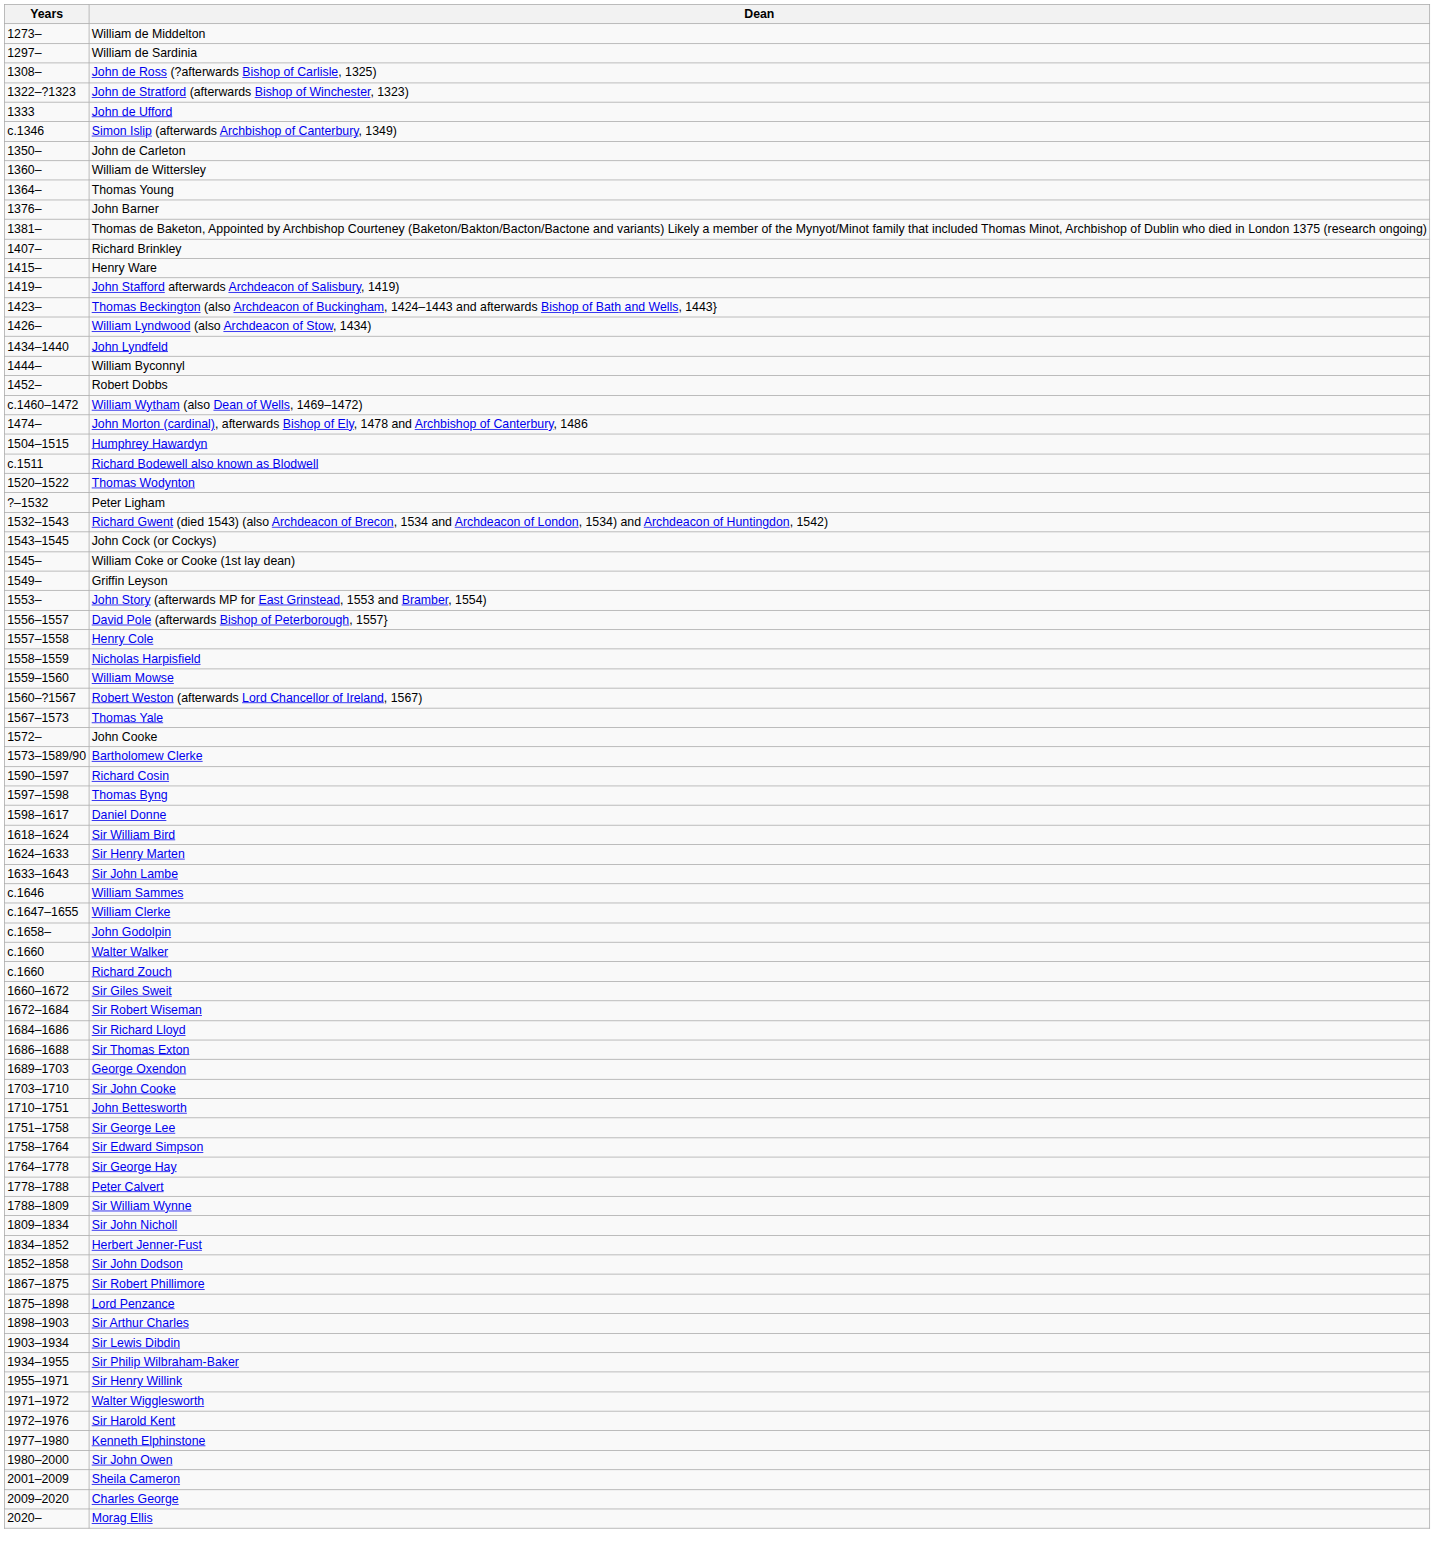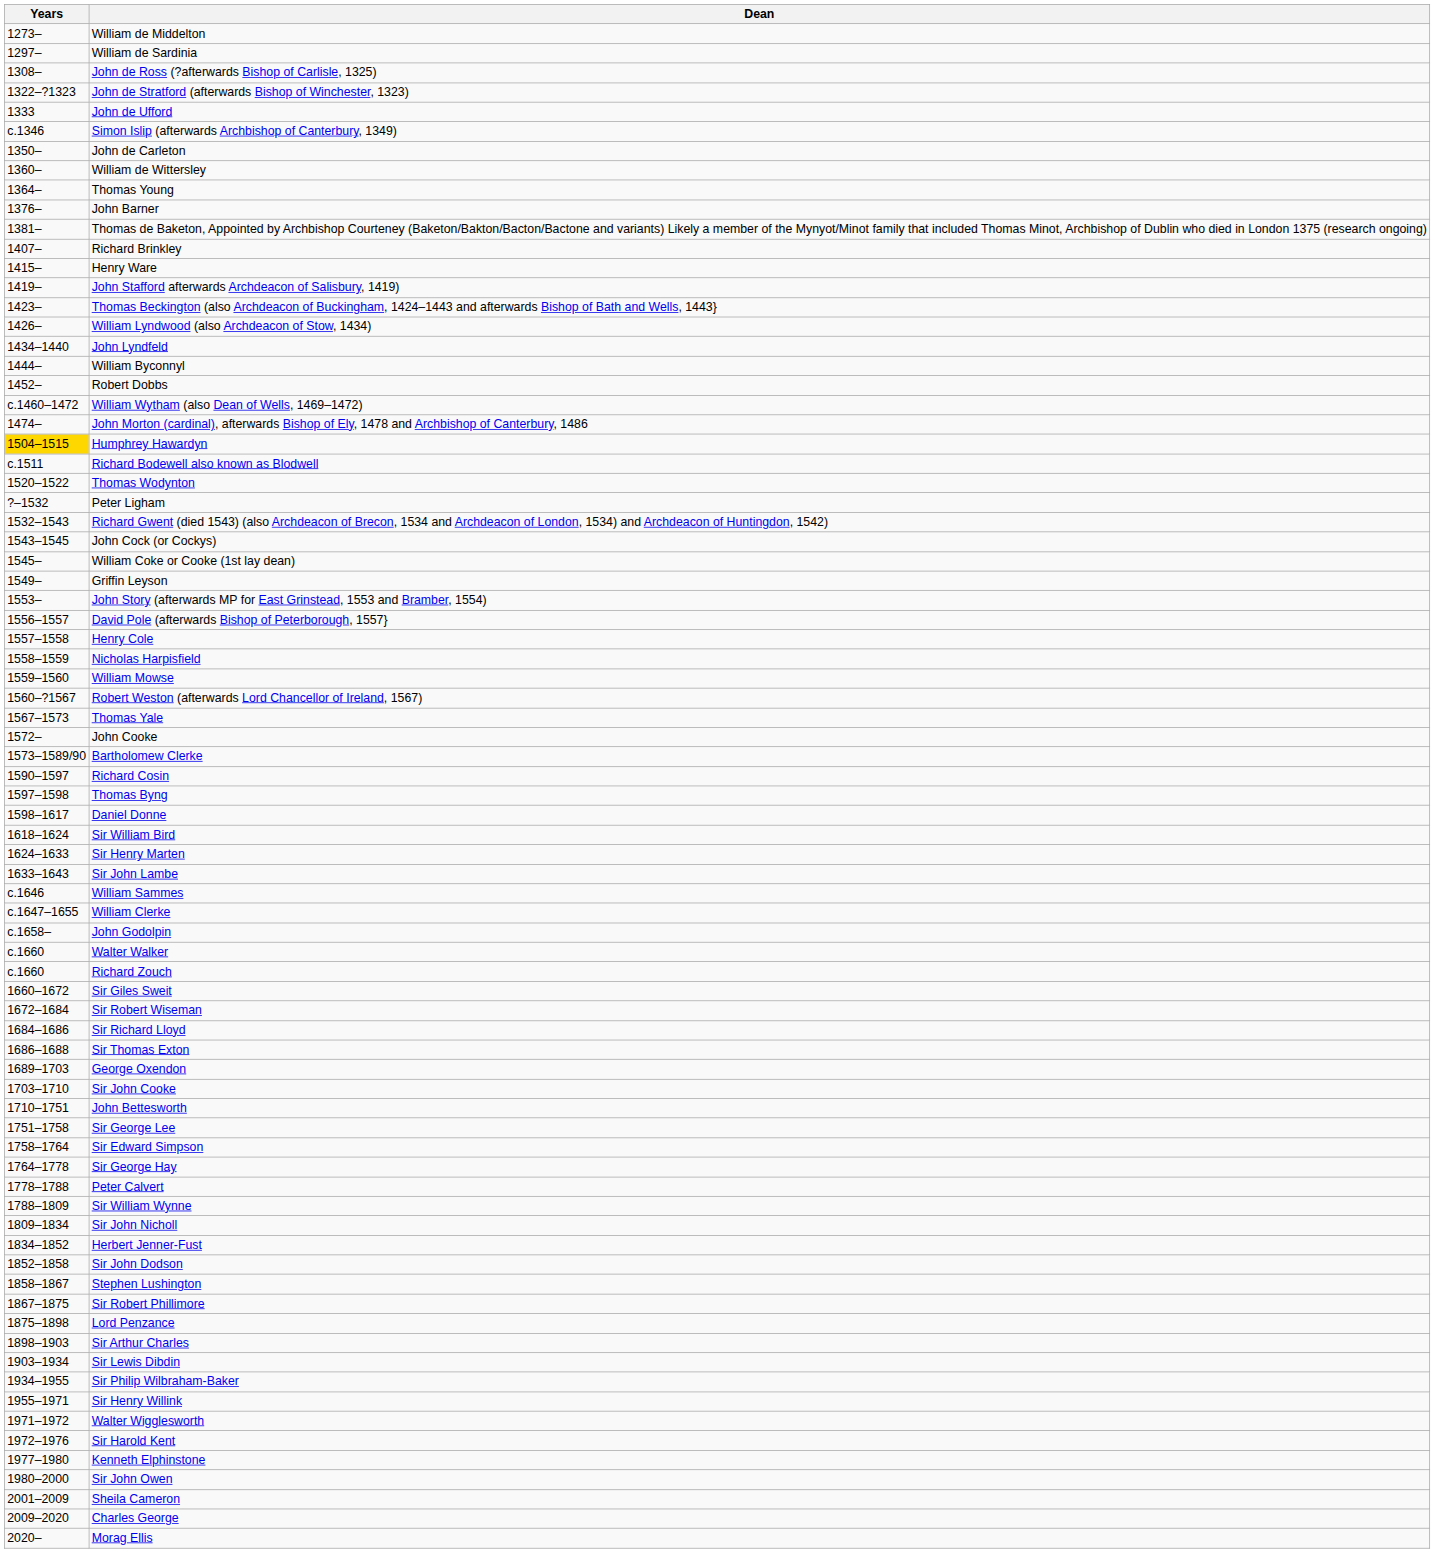(38, 444) no background -> (38, 444) gold background
+ row: (146, 1284)
